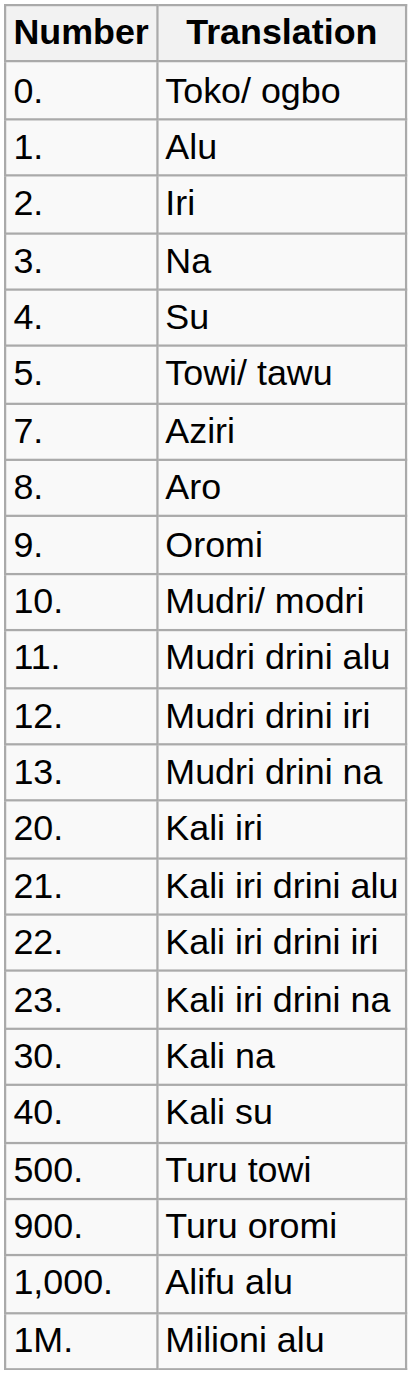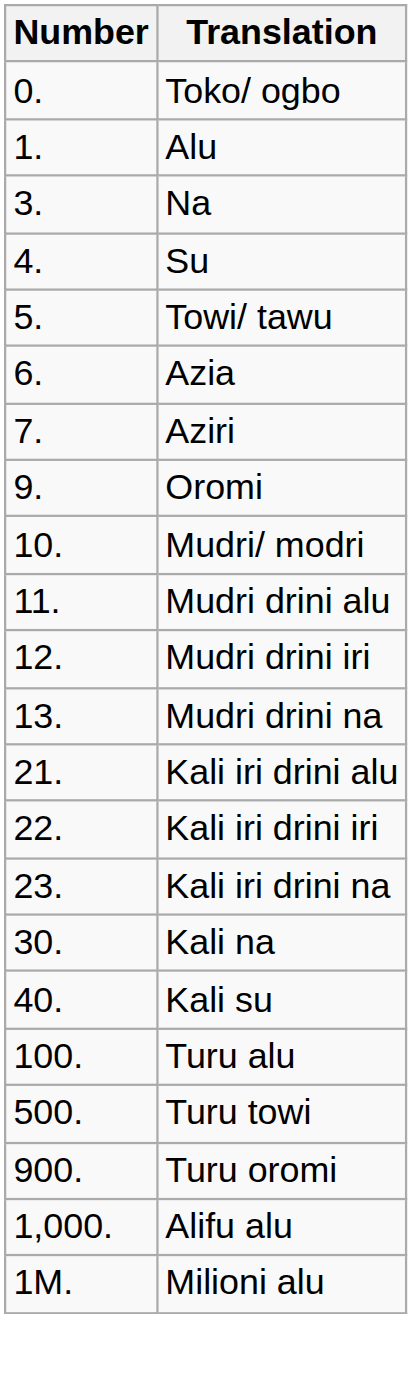- row: (180, 203)
+ row: (200, 373)
- row: (193, 487)
- row: (214, 828)
+ row: (230, 1056)
